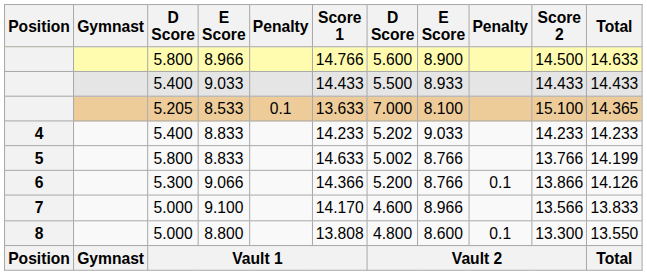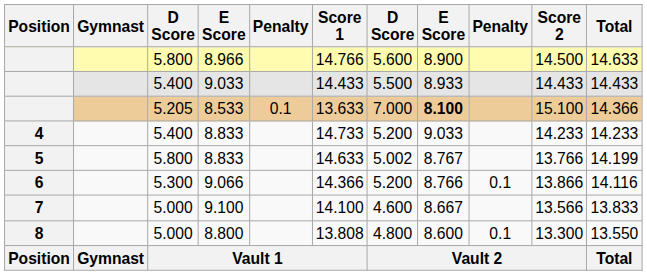(443, 109) normal -> (443, 109) bold
(614, 109) 14.365 -> (614, 109) 14.366
(340, 134) 14.233 -> (340, 134) 14.733
(393, 134) 5.202 -> (393, 134) 5.200
(443, 159) 8.766 -> (443, 159) 8.767
(614, 183) 14.126 -> (614, 183) 14.116
(340, 208) 14.170 -> (340, 208) 14.100
(443, 208) 8.966 -> (443, 208) 8.667
